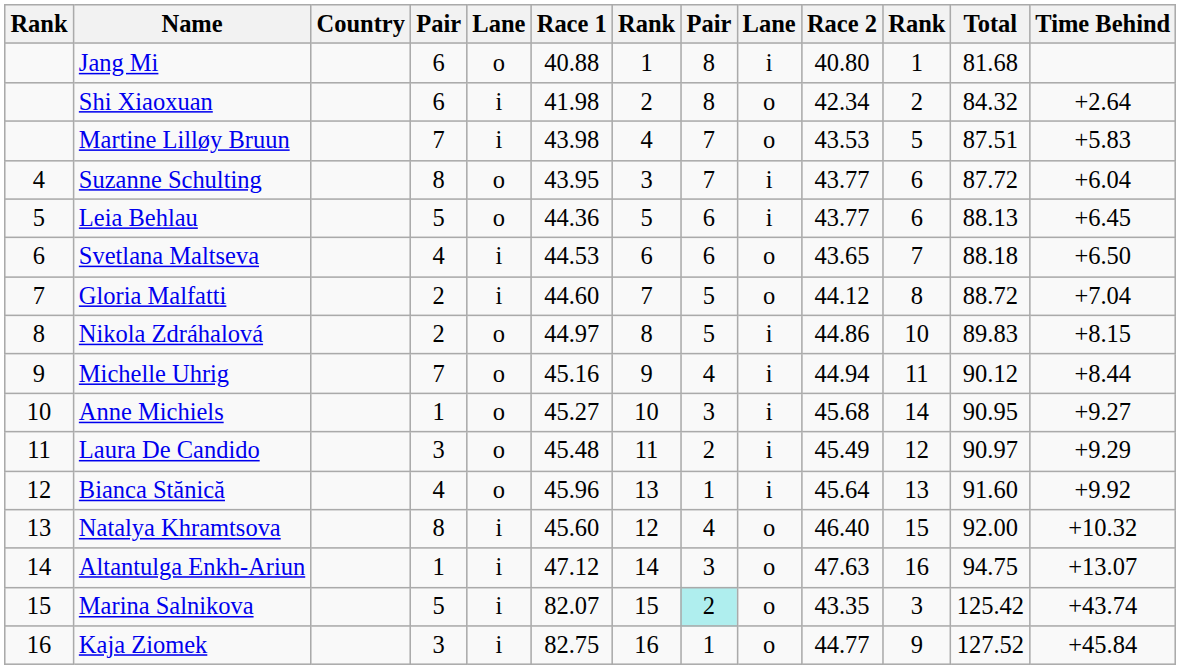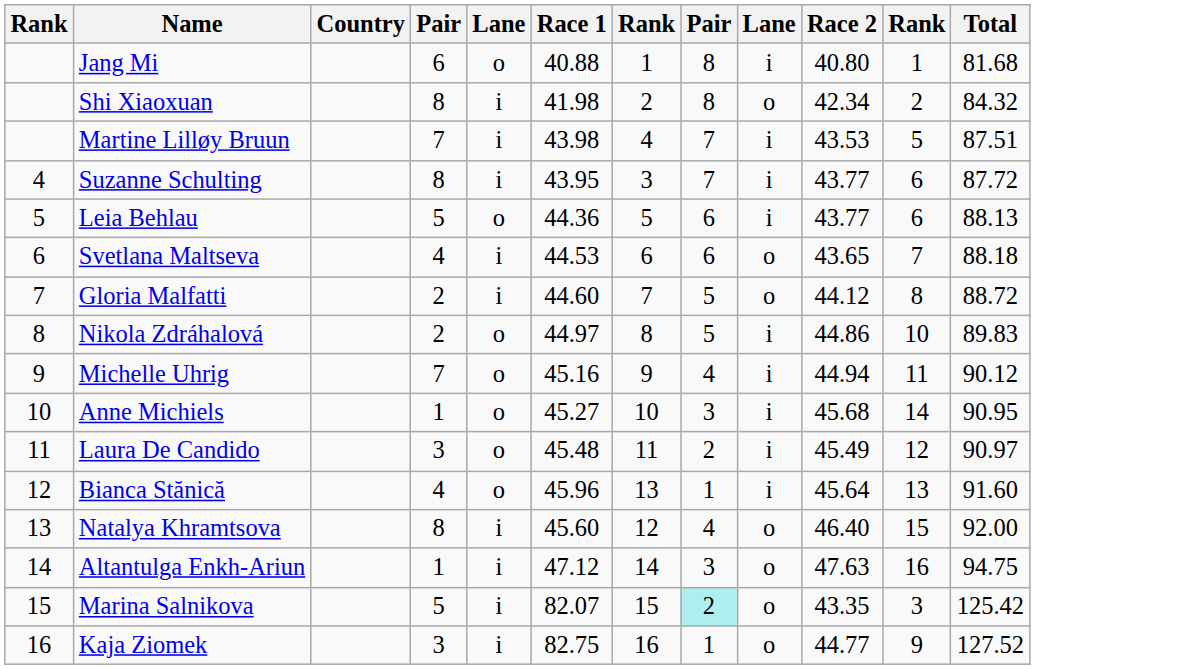- column: (1103, 23)
(439, 101) 6 -> (439, 101) 8
(769, 140) o -> (769, 140) i
(499, 179) o -> (499, 179) i
